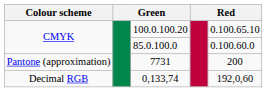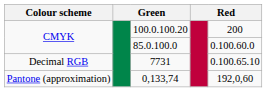(235, 29) 0.100.65.10 -> (235, 29) 200
(59, 62) Pantone (approximation) -> (59, 62) Decimal RGB
(235, 62) 200 -> (235, 62) 0.100.65.10
(59, 78) Decimal RGB -> (59, 78) Pantone (approximation)
